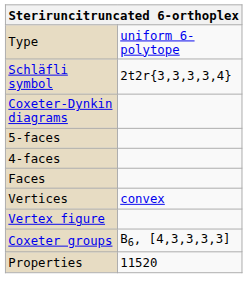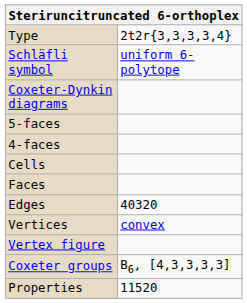(157, 42) uniform 6-polytope -> (176, 35) 2t2r{3,3,3,3,4}
(176, 77) 2t2r{3,3,3,3,4} -> (157, 62) uniform 6-polytope
+ row: (27, 164)
+ row: (27, 204)
